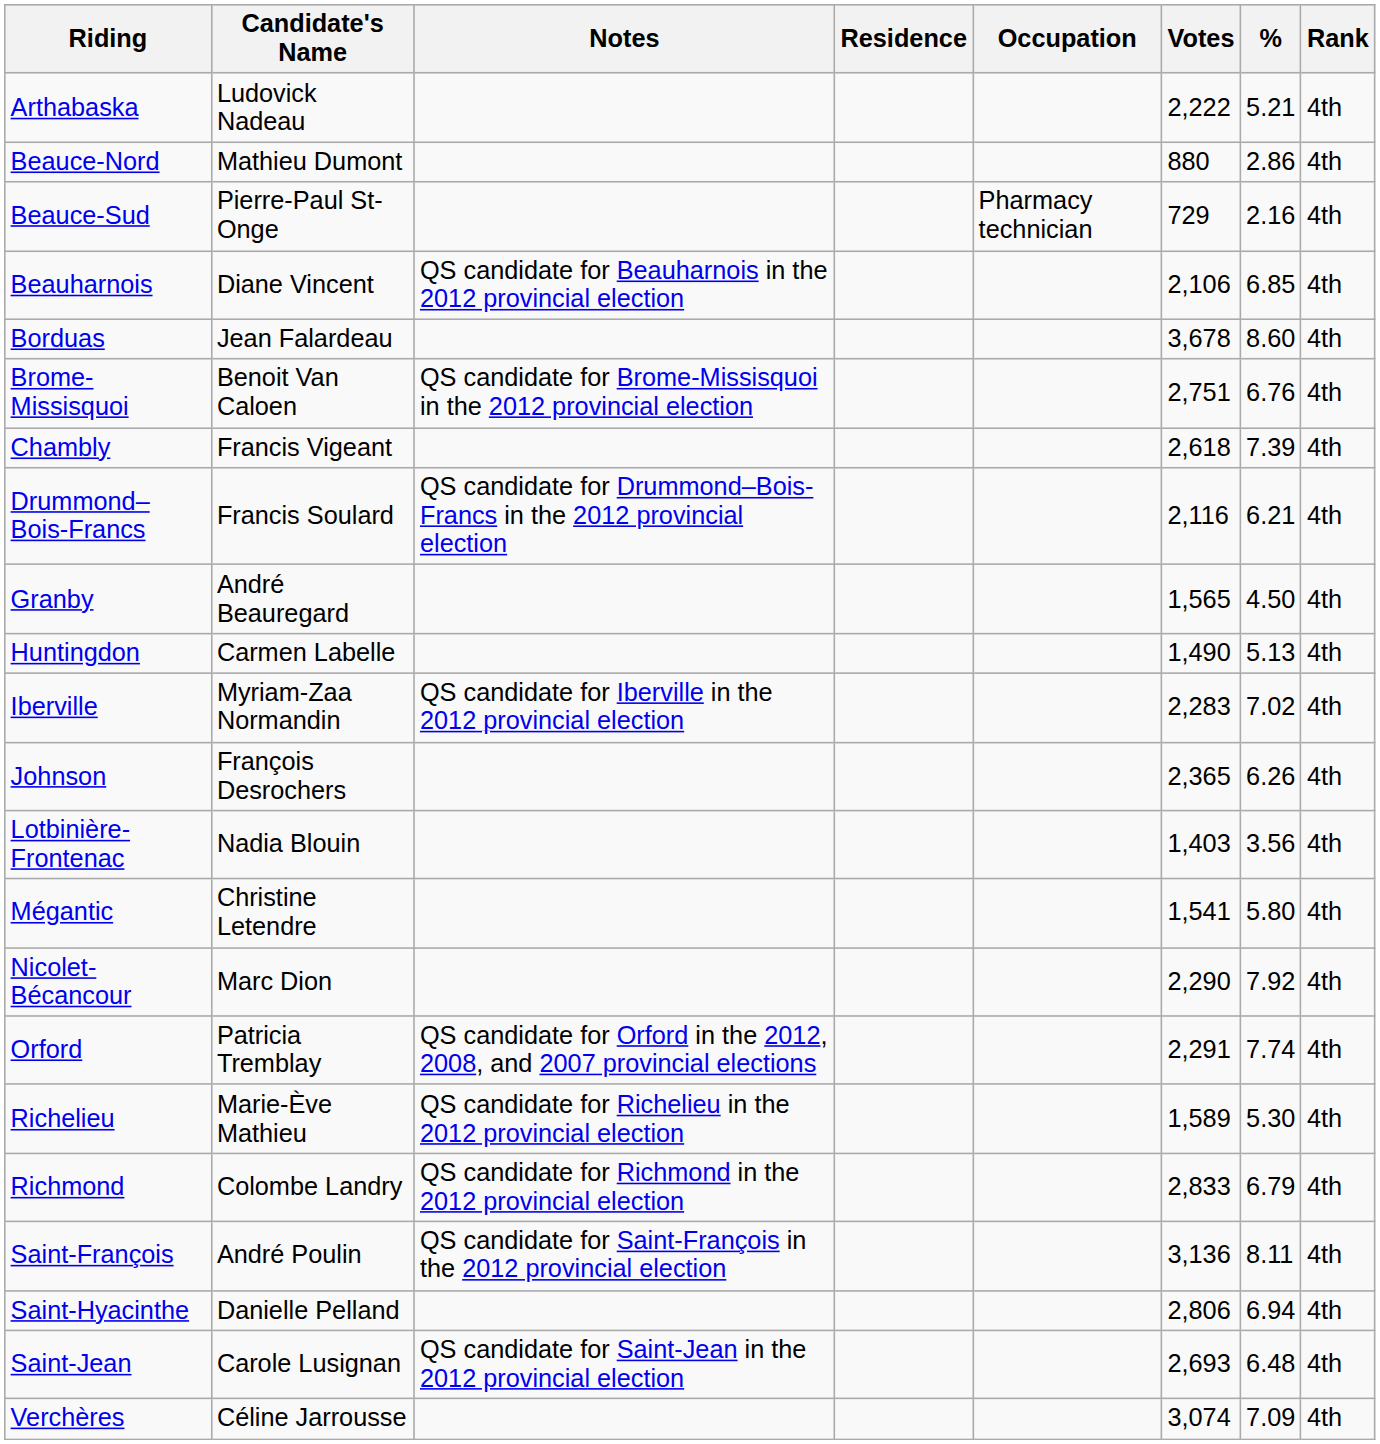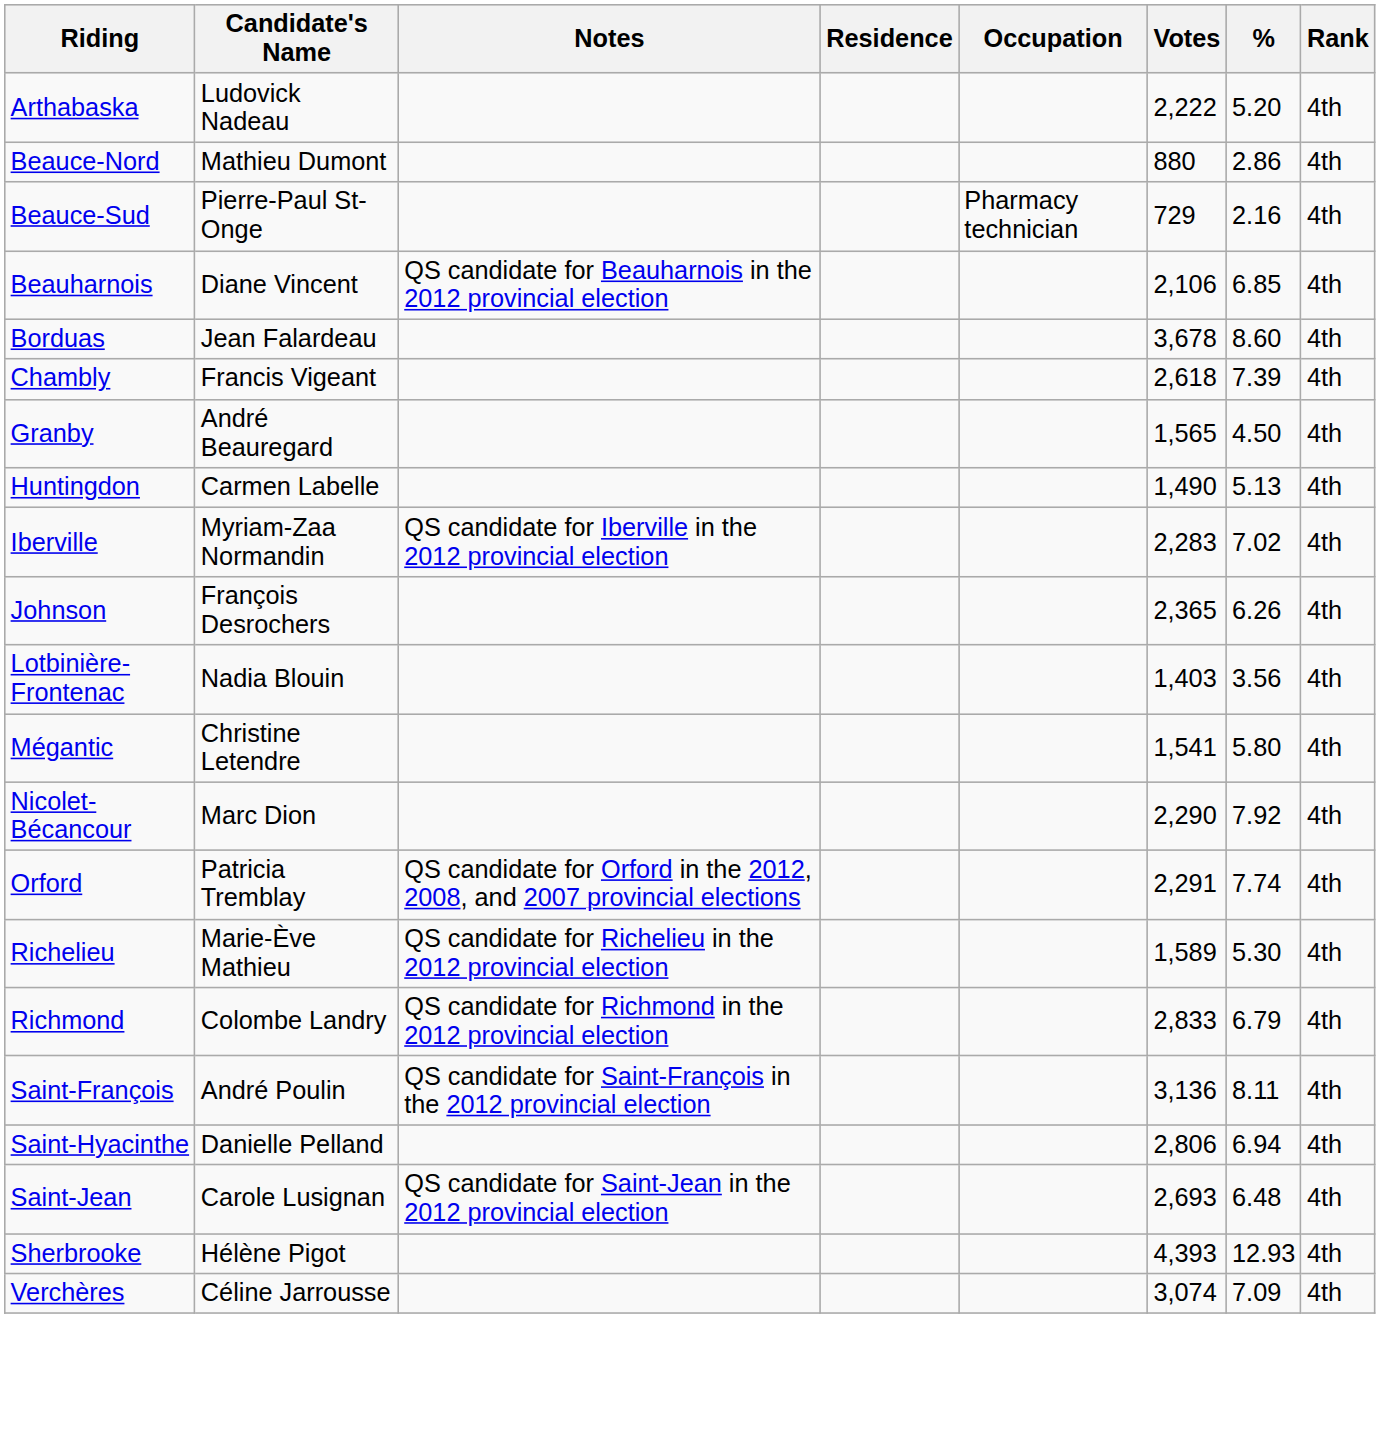(1271, 107) 5.21 -> (1257, 107) 5.20
- row: (70, 393)
- row: (80, 515)
+ row: (76, 1252)
